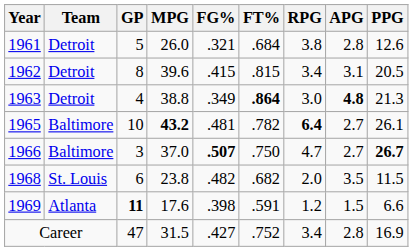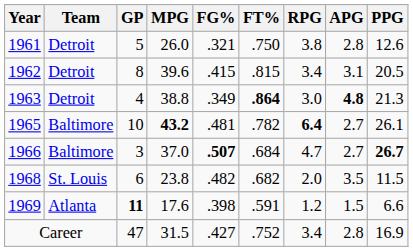(266, 44) .684 -> (266, 44) .750
(266, 152) .750 -> (266, 152) .684
